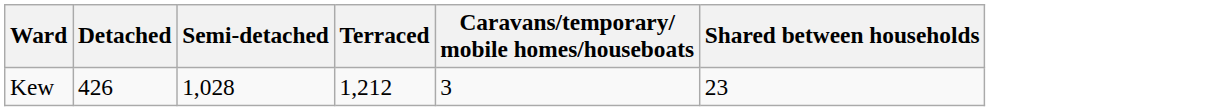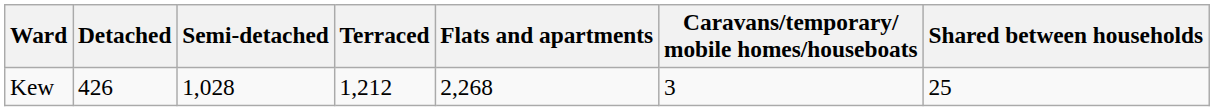+ column: (547, 36)
(717, 86) 23 -> (940, 86) 25
